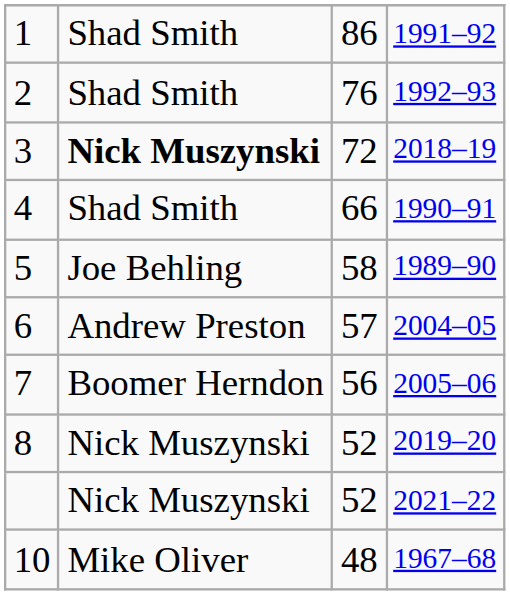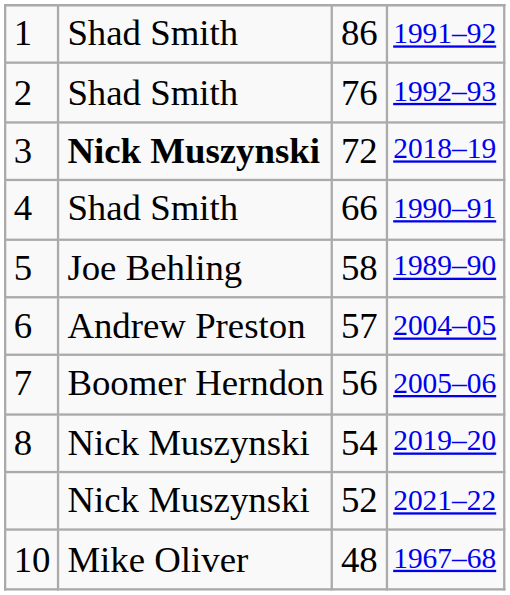(359, 442) 52 -> (359, 442) 54
